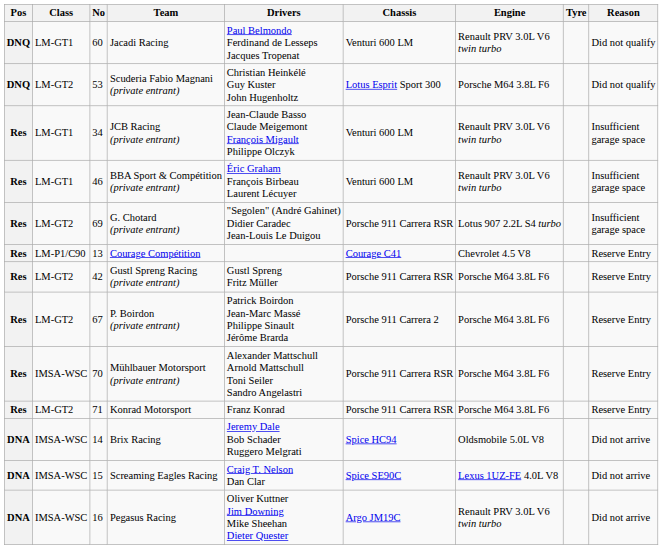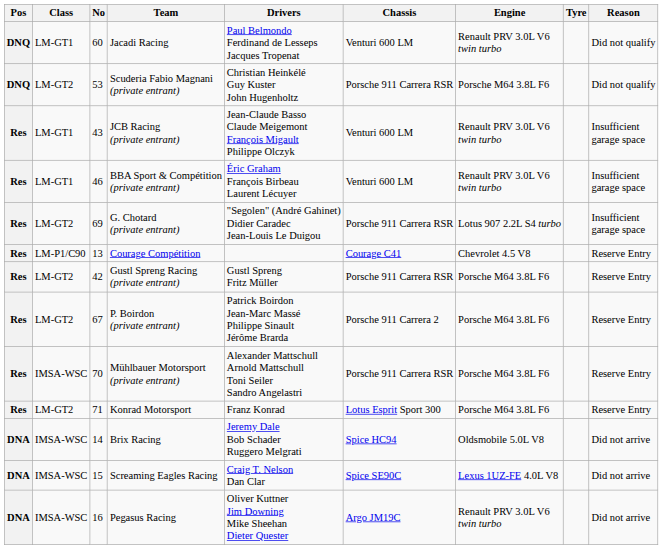(393, 85) Lotus Esprit Sport 300 -> (399, 85) Porsche 911 Carrera RSR
(97, 133) 34 -> (97, 133) 43
(399, 409) Porsche 911 Carrera RSR -> (393, 409) Lotus Esprit Sport 300
